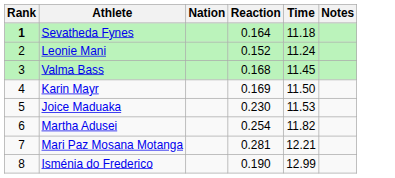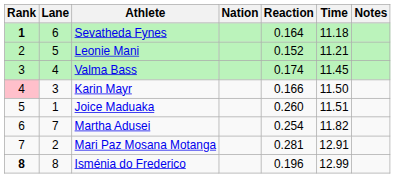+ column: (55, 13)
(301, 51) 11.24 -> (334, 51) 11.21
(256, 70) 0.168 -> (289, 70) 0.174
(22, 88) no background -> (22, 88) pink background
(256, 88) 0.169 -> (289, 88) 0.166
(256, 107) 0.230 -> (289, 107) 0.260
(301, 107) 11.53 -> (334, 107) 11.51
(301, 145) 12.21 -> (334, 145) 12.91
(22, 164) normal -> (22, 164) bold
(256, 164) 0.190 -> (289, 164) 0.196
